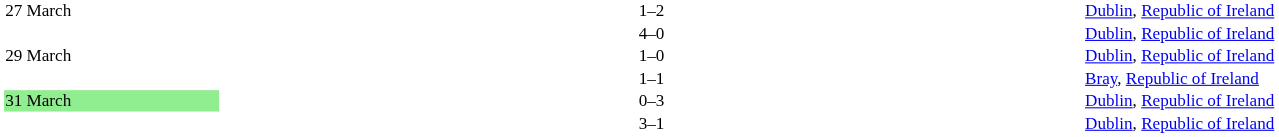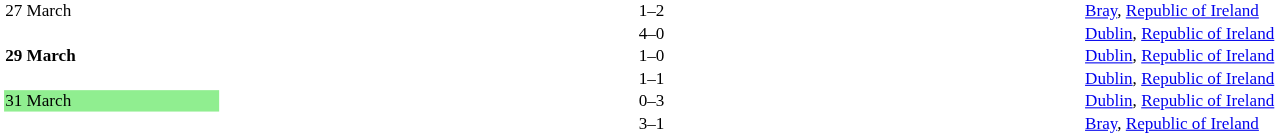(1180, 10) Dublin, Republic of Ireland -> (1172, 10) Bray, Republic of Ireland
(38, 55) normal -> (40, 55) bold
(1172, 78) Bray, Republic of Ireland -> (1180, 78) Dublin, Republic of Ireland
(1180, 123) Dublin, Republic of Ireland -> (1172, 123) Bray, Republic of Ireland
